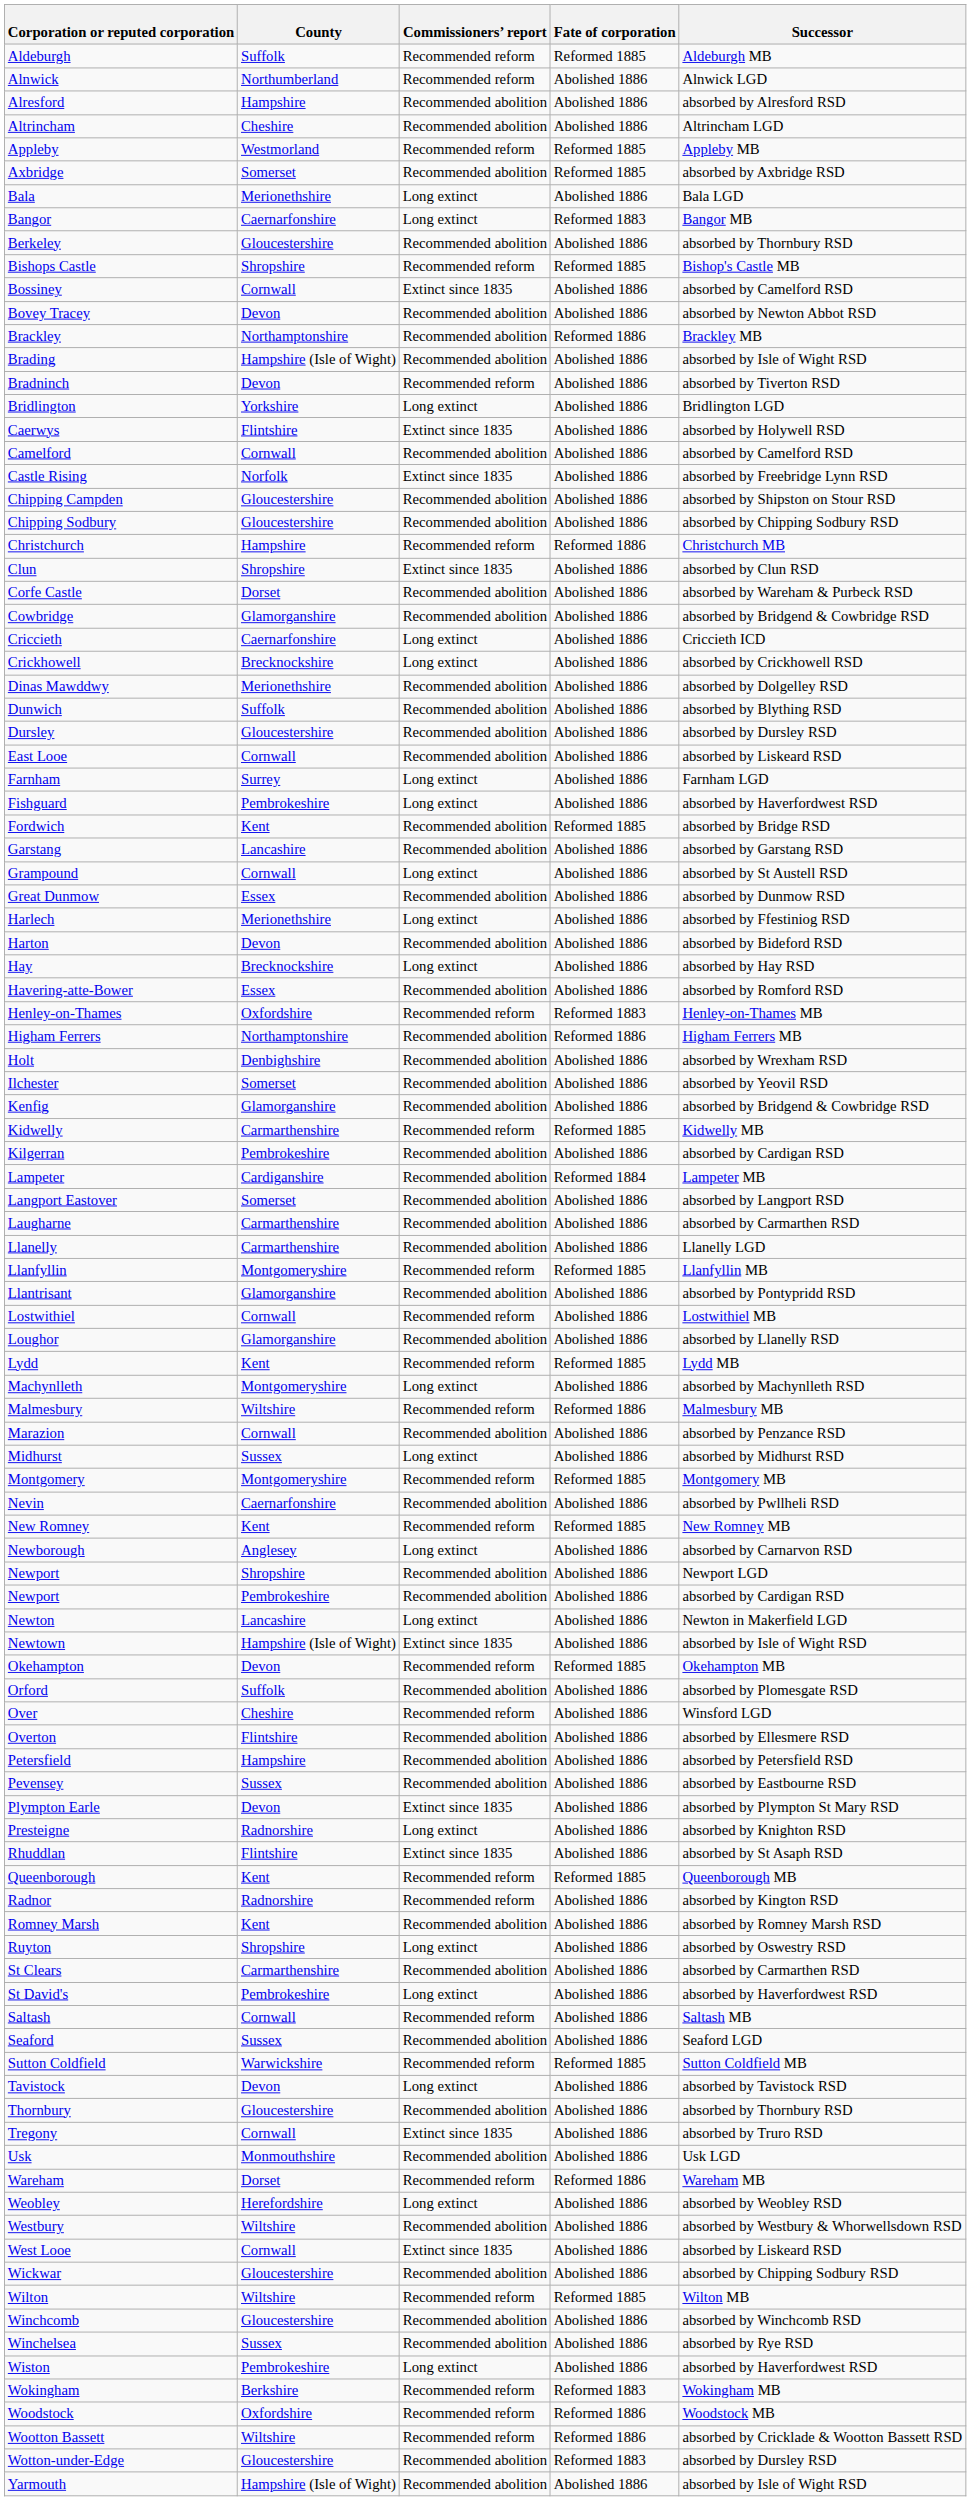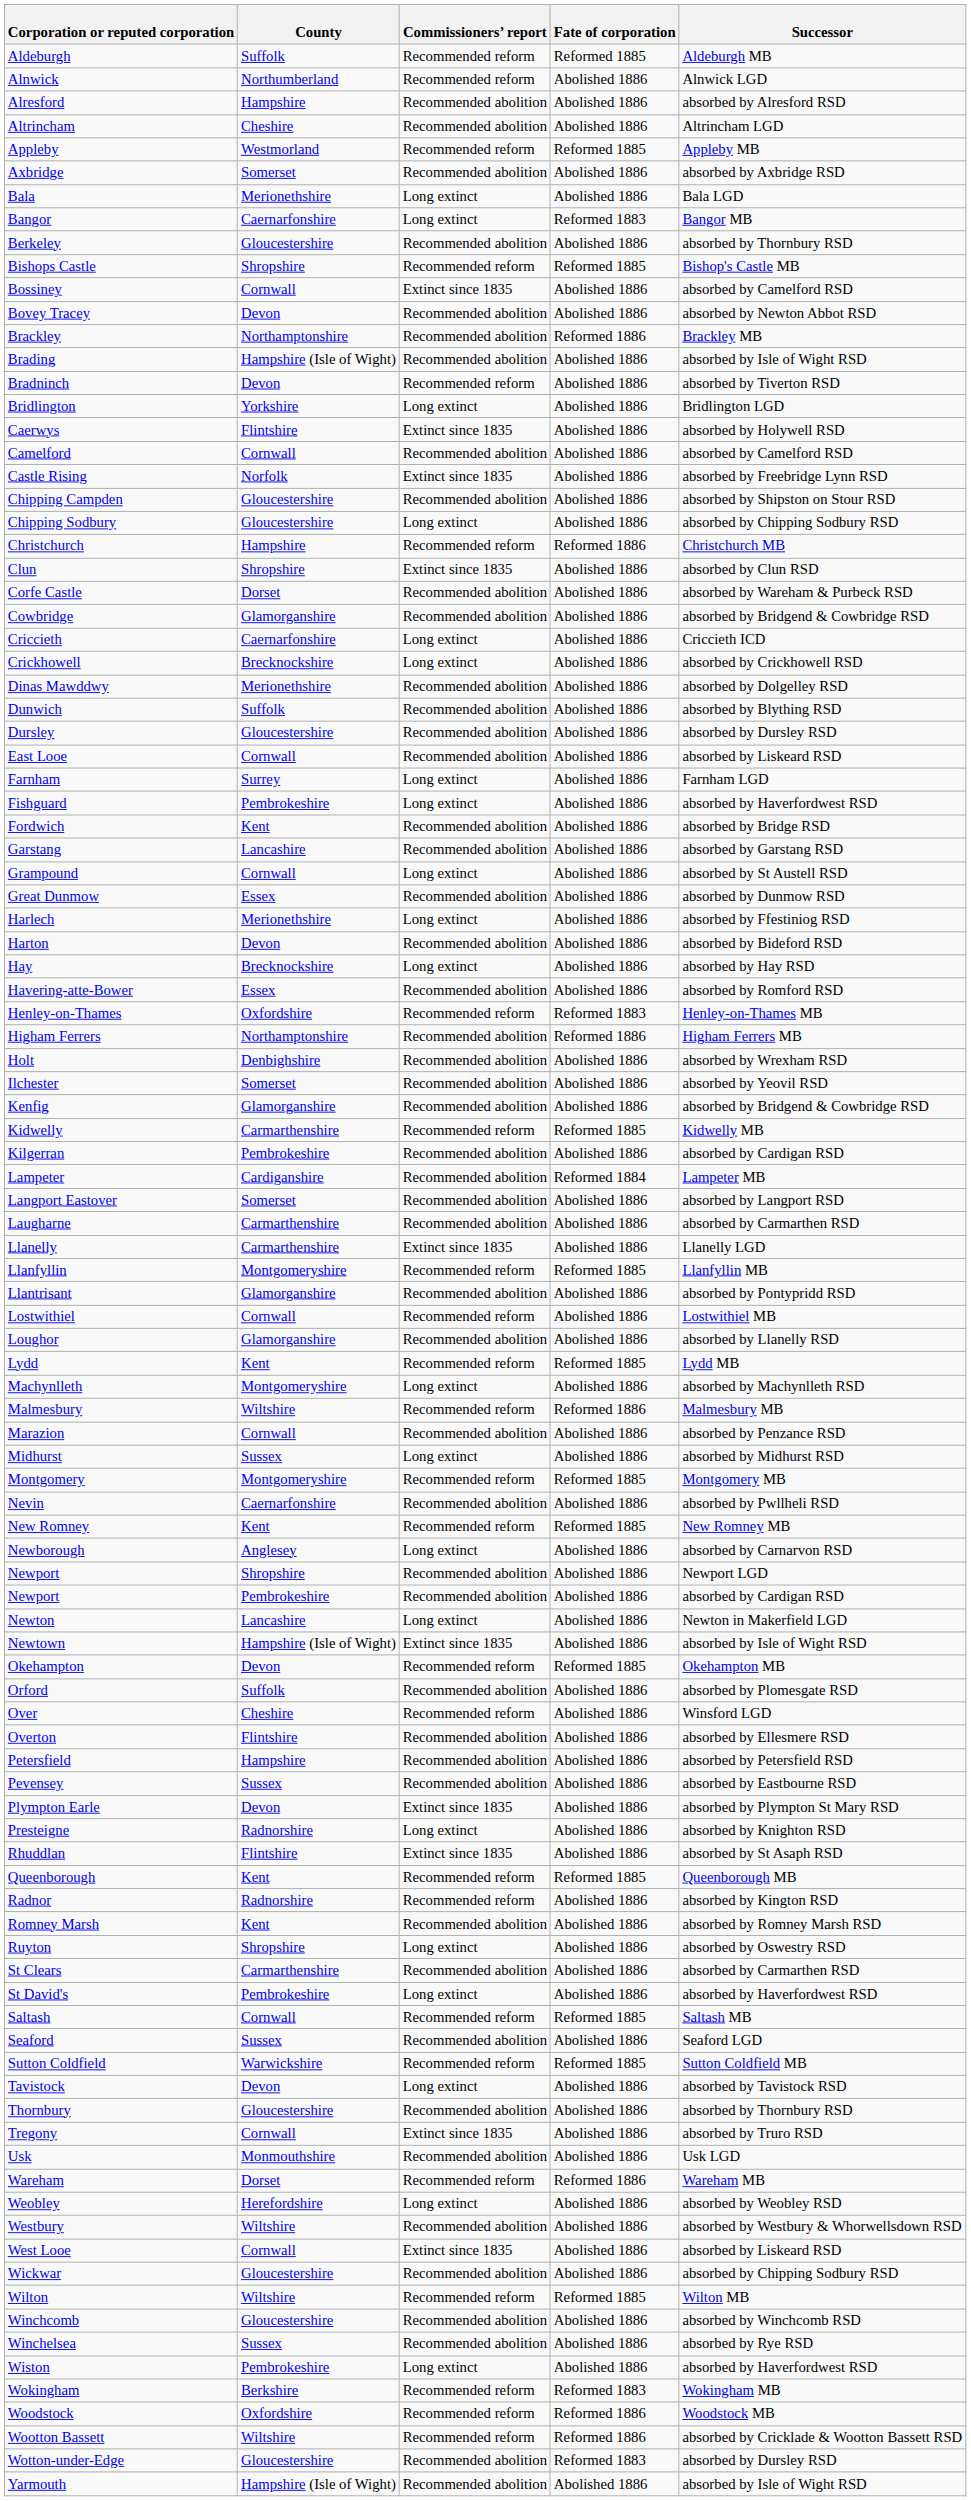(600, 172) Reformed 1885 -> (601, 172) Abolished 1886
(475, 522) Recommended abolition -> (440, 522) Long extinct
(600, 826) Reformed 1885 -> (601, 826) Abolished 1886
(475, 1246) Recommended abolition -> (457, 1246) Extinct since 1835
(601, 2017) Abolished 1886 -> (600, 2017) Reformed 1885
